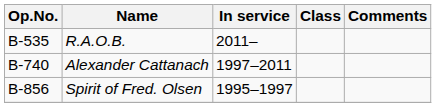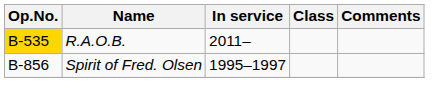(29, 41) no background -> (29, 41) gold background
- row: (137, 65)
